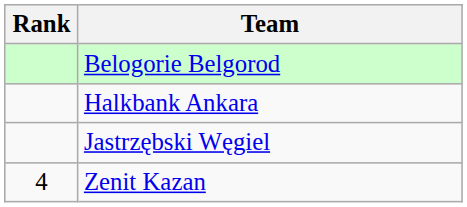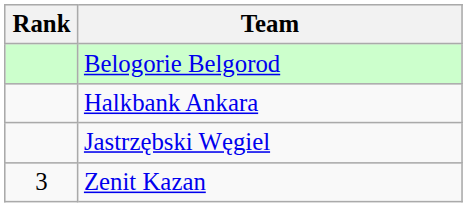(41, 181) 4 -> (41, 181) 3
